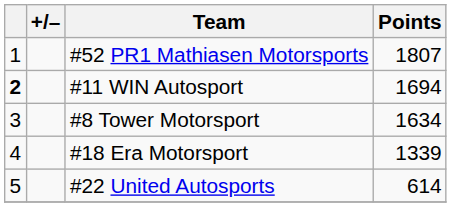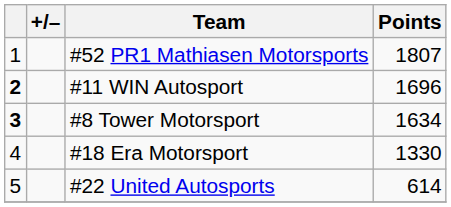(418, 87) 1694 -> (418, 87) 1696
(15, 120) normal -> (15, 120) bold
(418, 153) 1339 -> (418, 153) 1330
